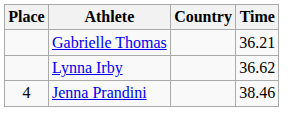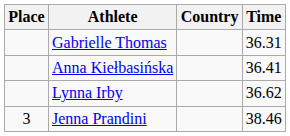(257, 42) 36.21 -> (264, 42) 36.31
+ row: (113, 67)
(26, 93) 4 -> (26, 118) 3
